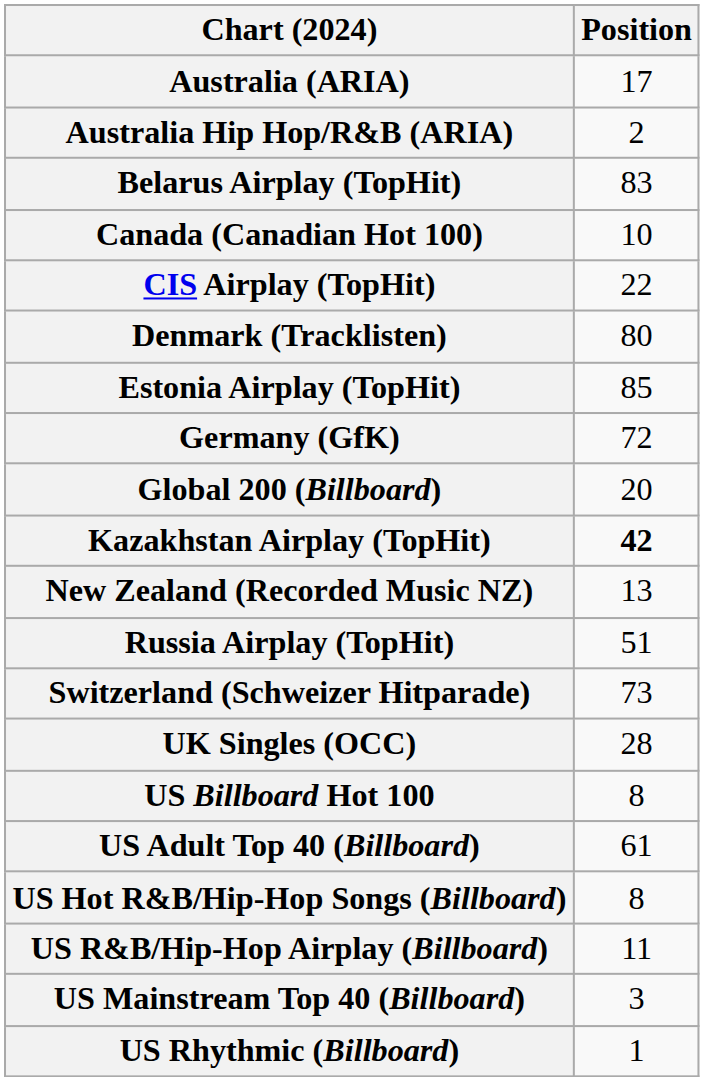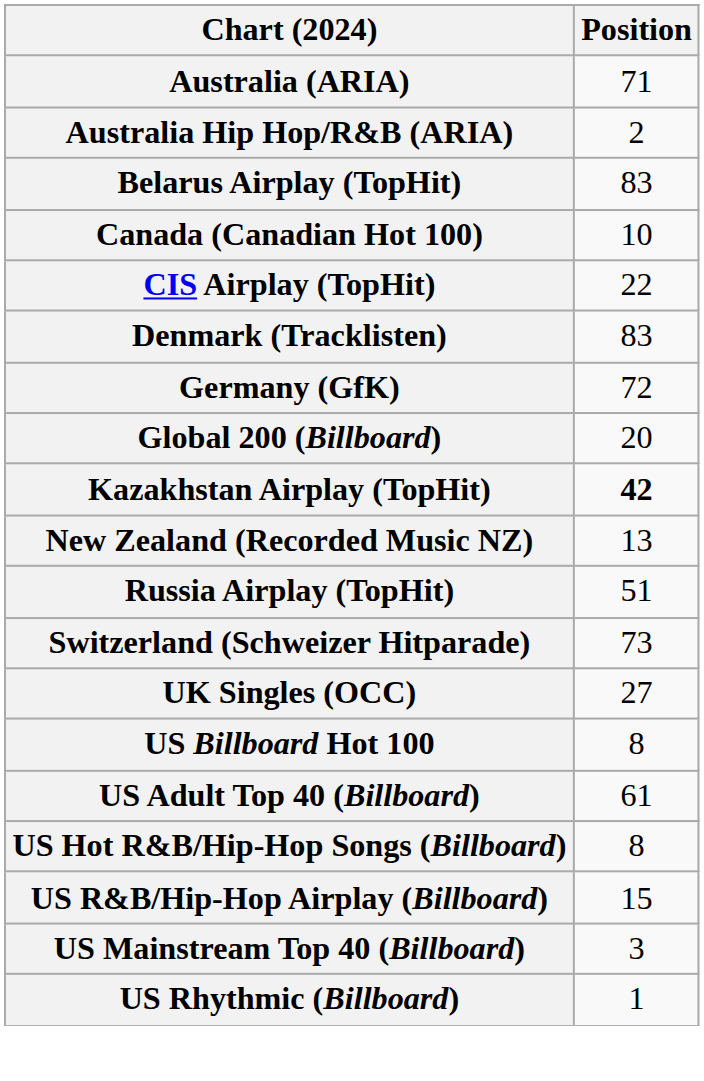(637, 81) 17 -> (637, 81) 71
(637, 336) 80 -> (637, 336) 83
- row: (289, 387)
(637, 744) 28 -> (637, 693) 27
(637, 948) 11 -> (637, 897) 15
